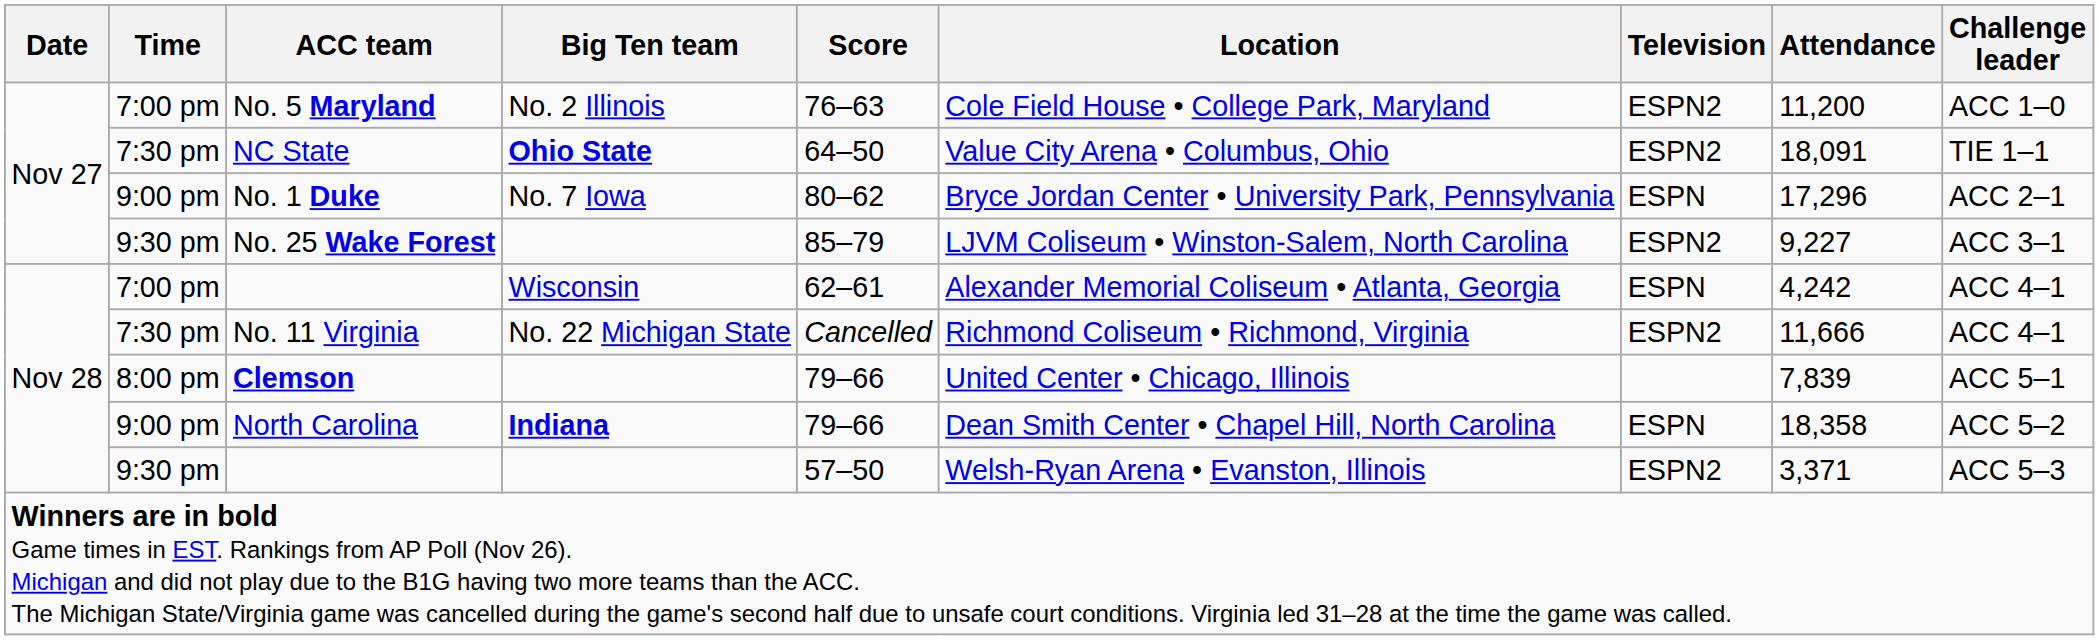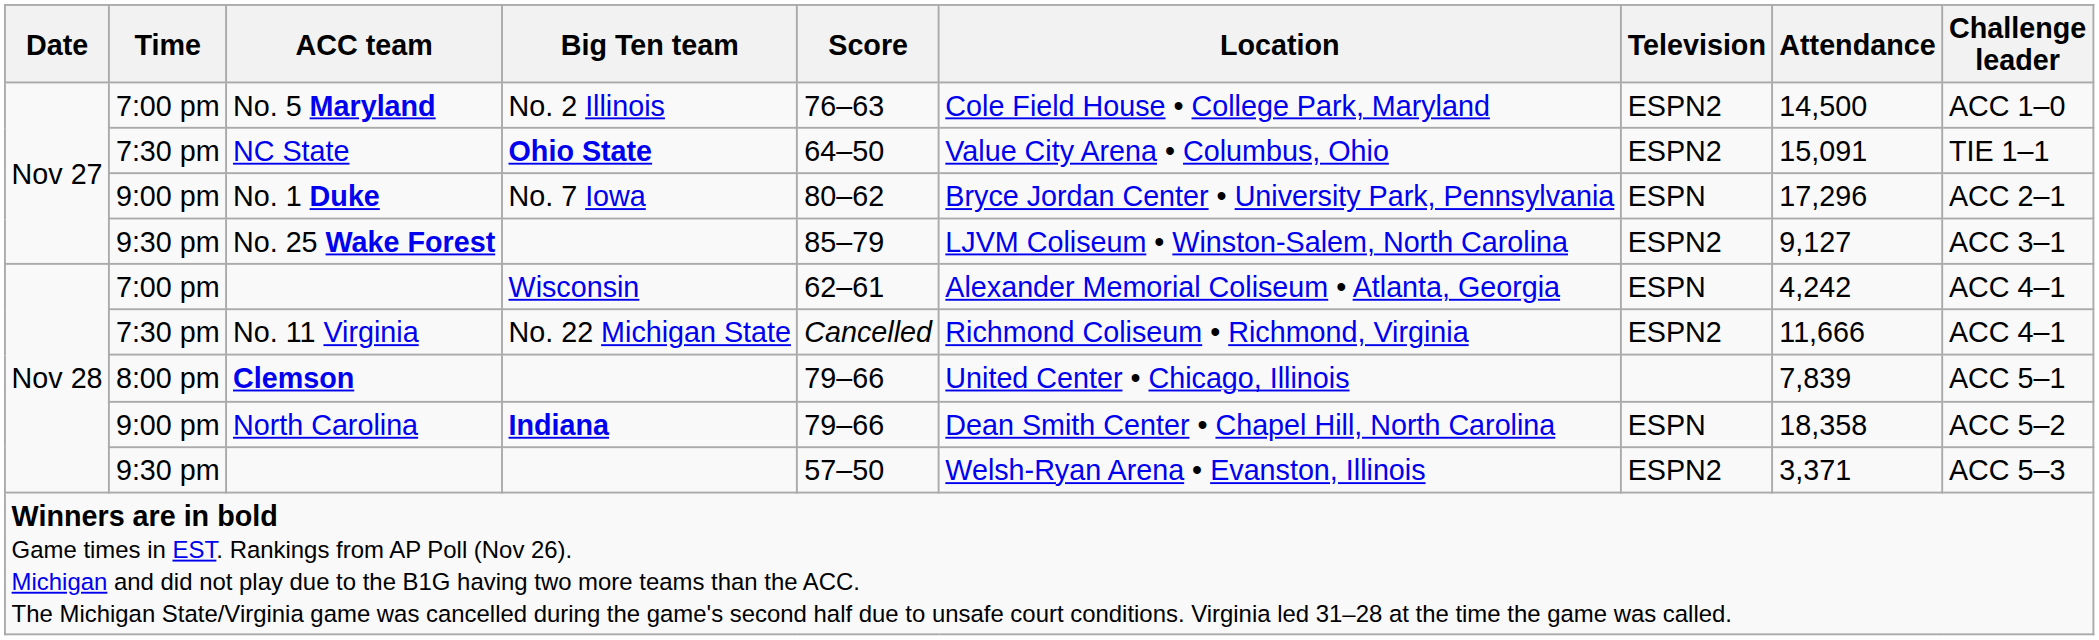(1822, 105) 11,200 -> (1823, 105) 14,500
(1823, 151) 18,091 -> (1823, 151) 15,091
(1815, 242) 9,227 -> (1815, 242) 9,127
